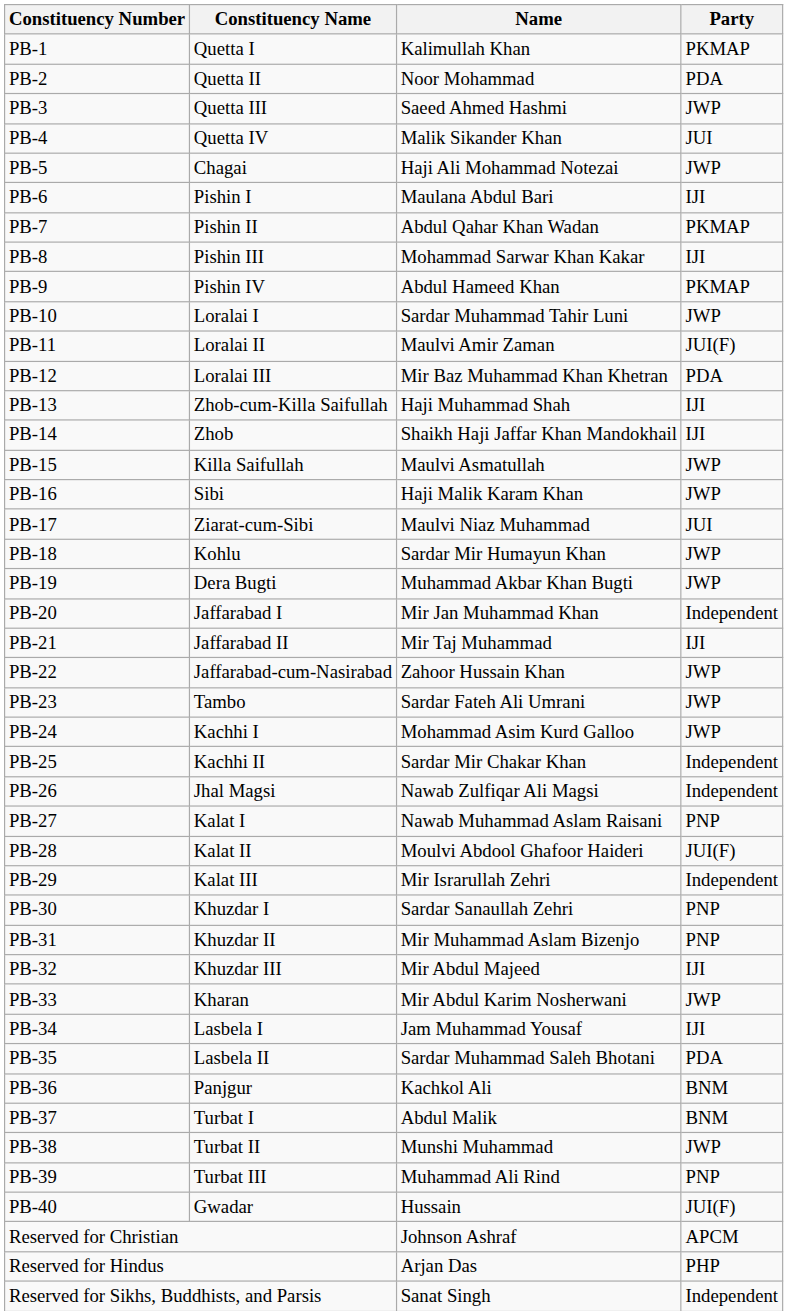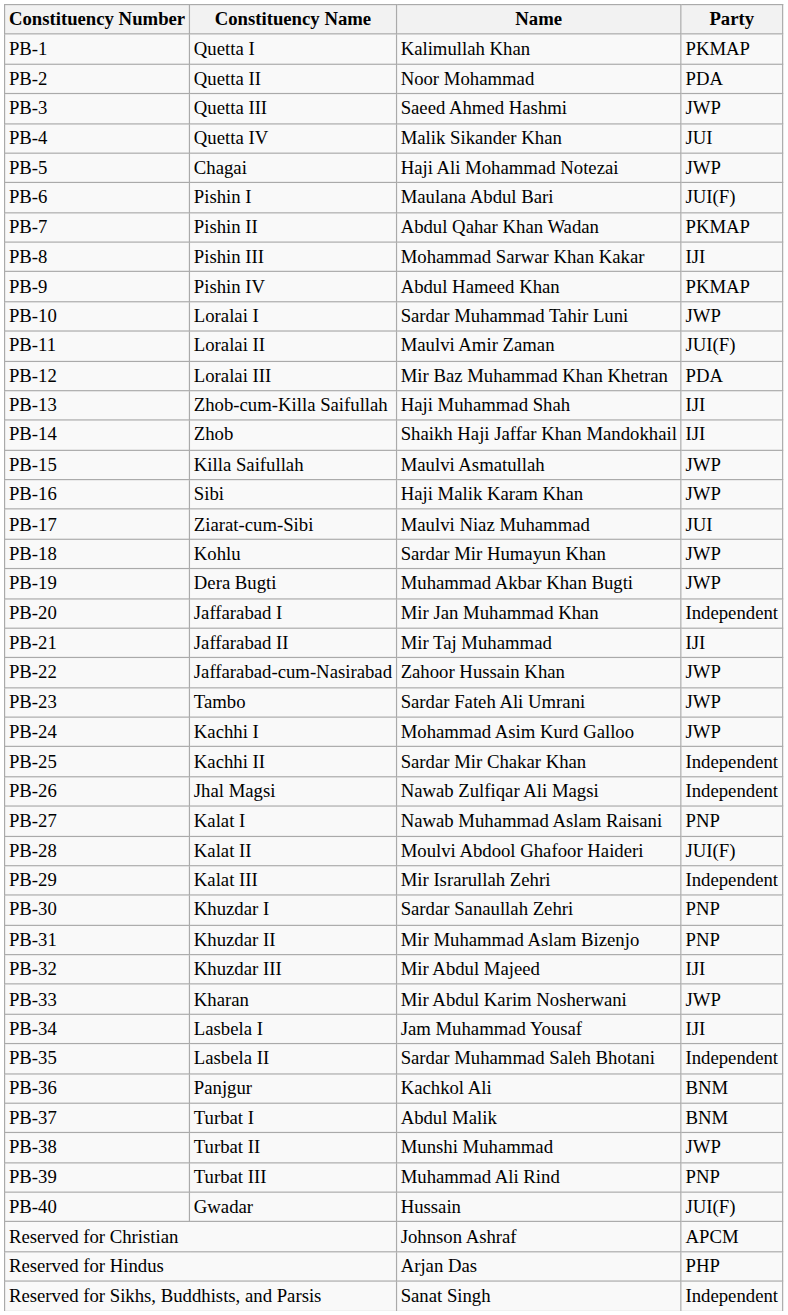(695, 197) IJI -> (710, 197) JUI(F)
(704, 1058) PDA -> (732, 1058) Independent
